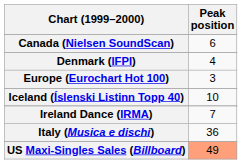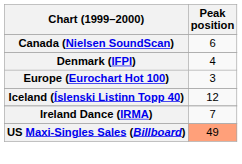(212, 97) 10 -> (212, 97) 12
- row: (96, 132)
